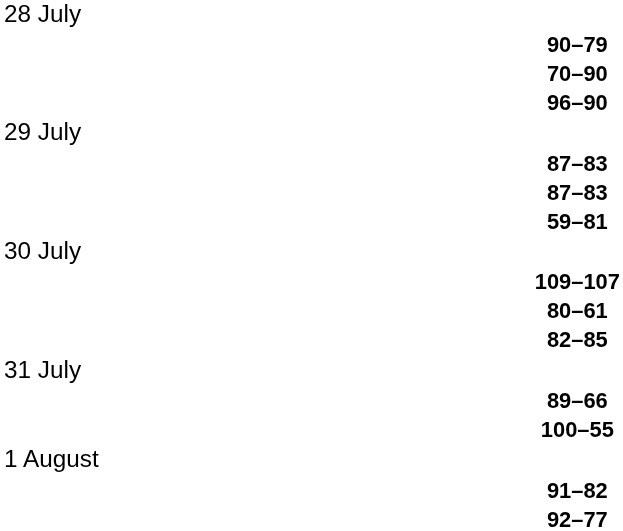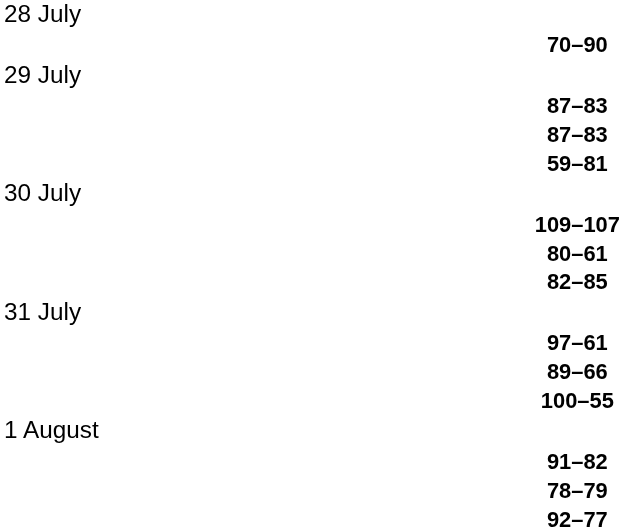- row: (207, 45)
- row: (207, 102)
+ row: (207, 343)
+ row: (207, 490)
